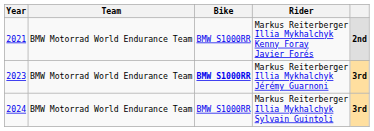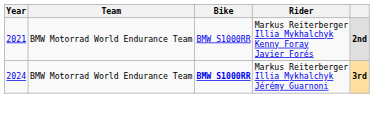(16, 77) 2023 -> (16, 77) 2024
- row: (301, 110)
